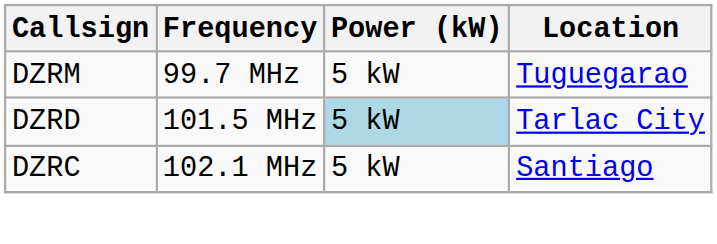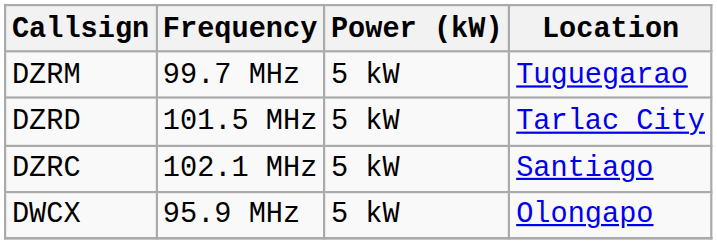(365, 122) lightblue background -> (365, 122) no background
+ row: (46, 215)
